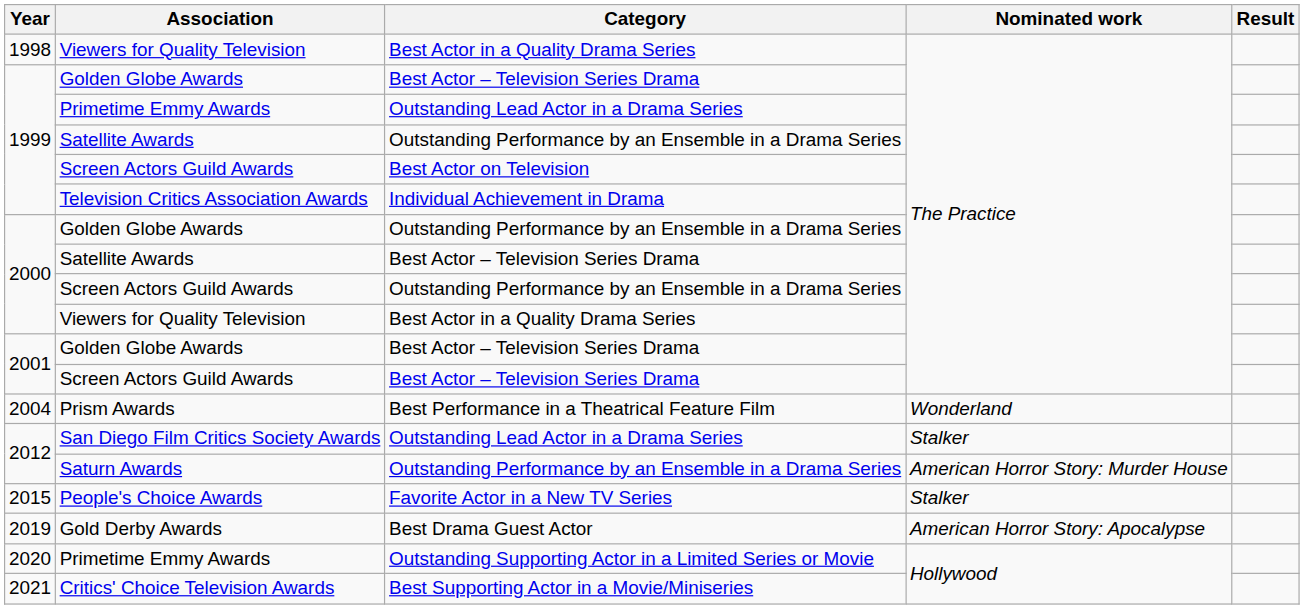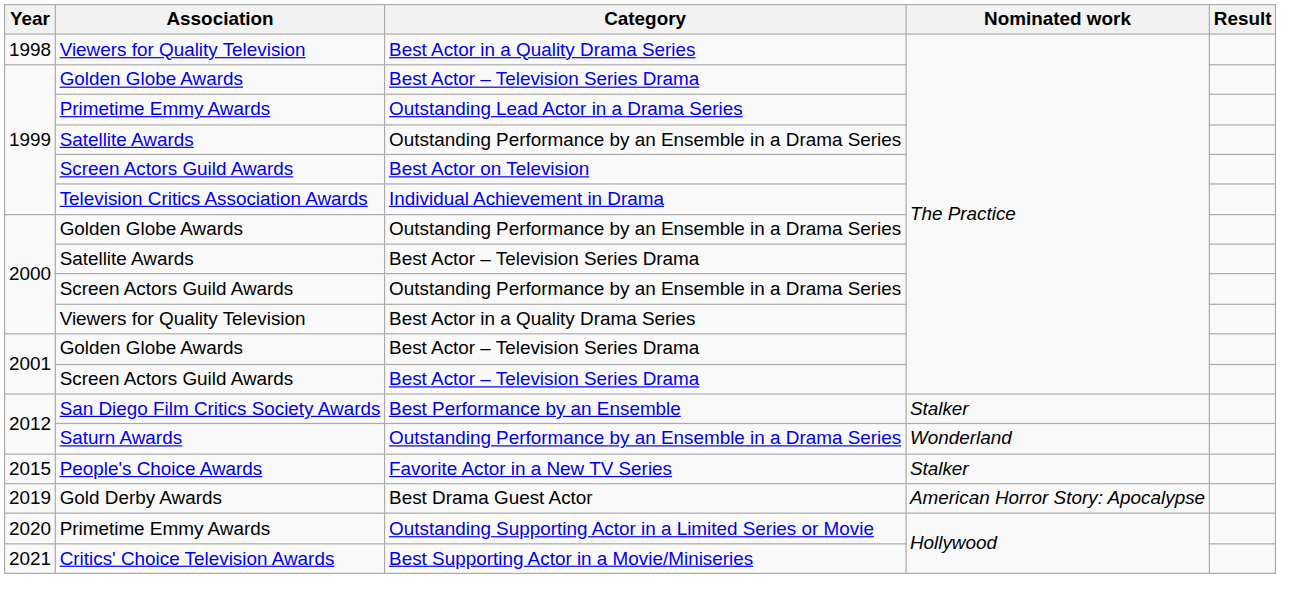- row: (30, 408)
(566, 438) Outstanding Lead Actor in a Drama Series -> (535, 408) Best Performance by an Ensemble
(1069, 468) American Horror Story: Murder House -> (961, 438) Wonderland
